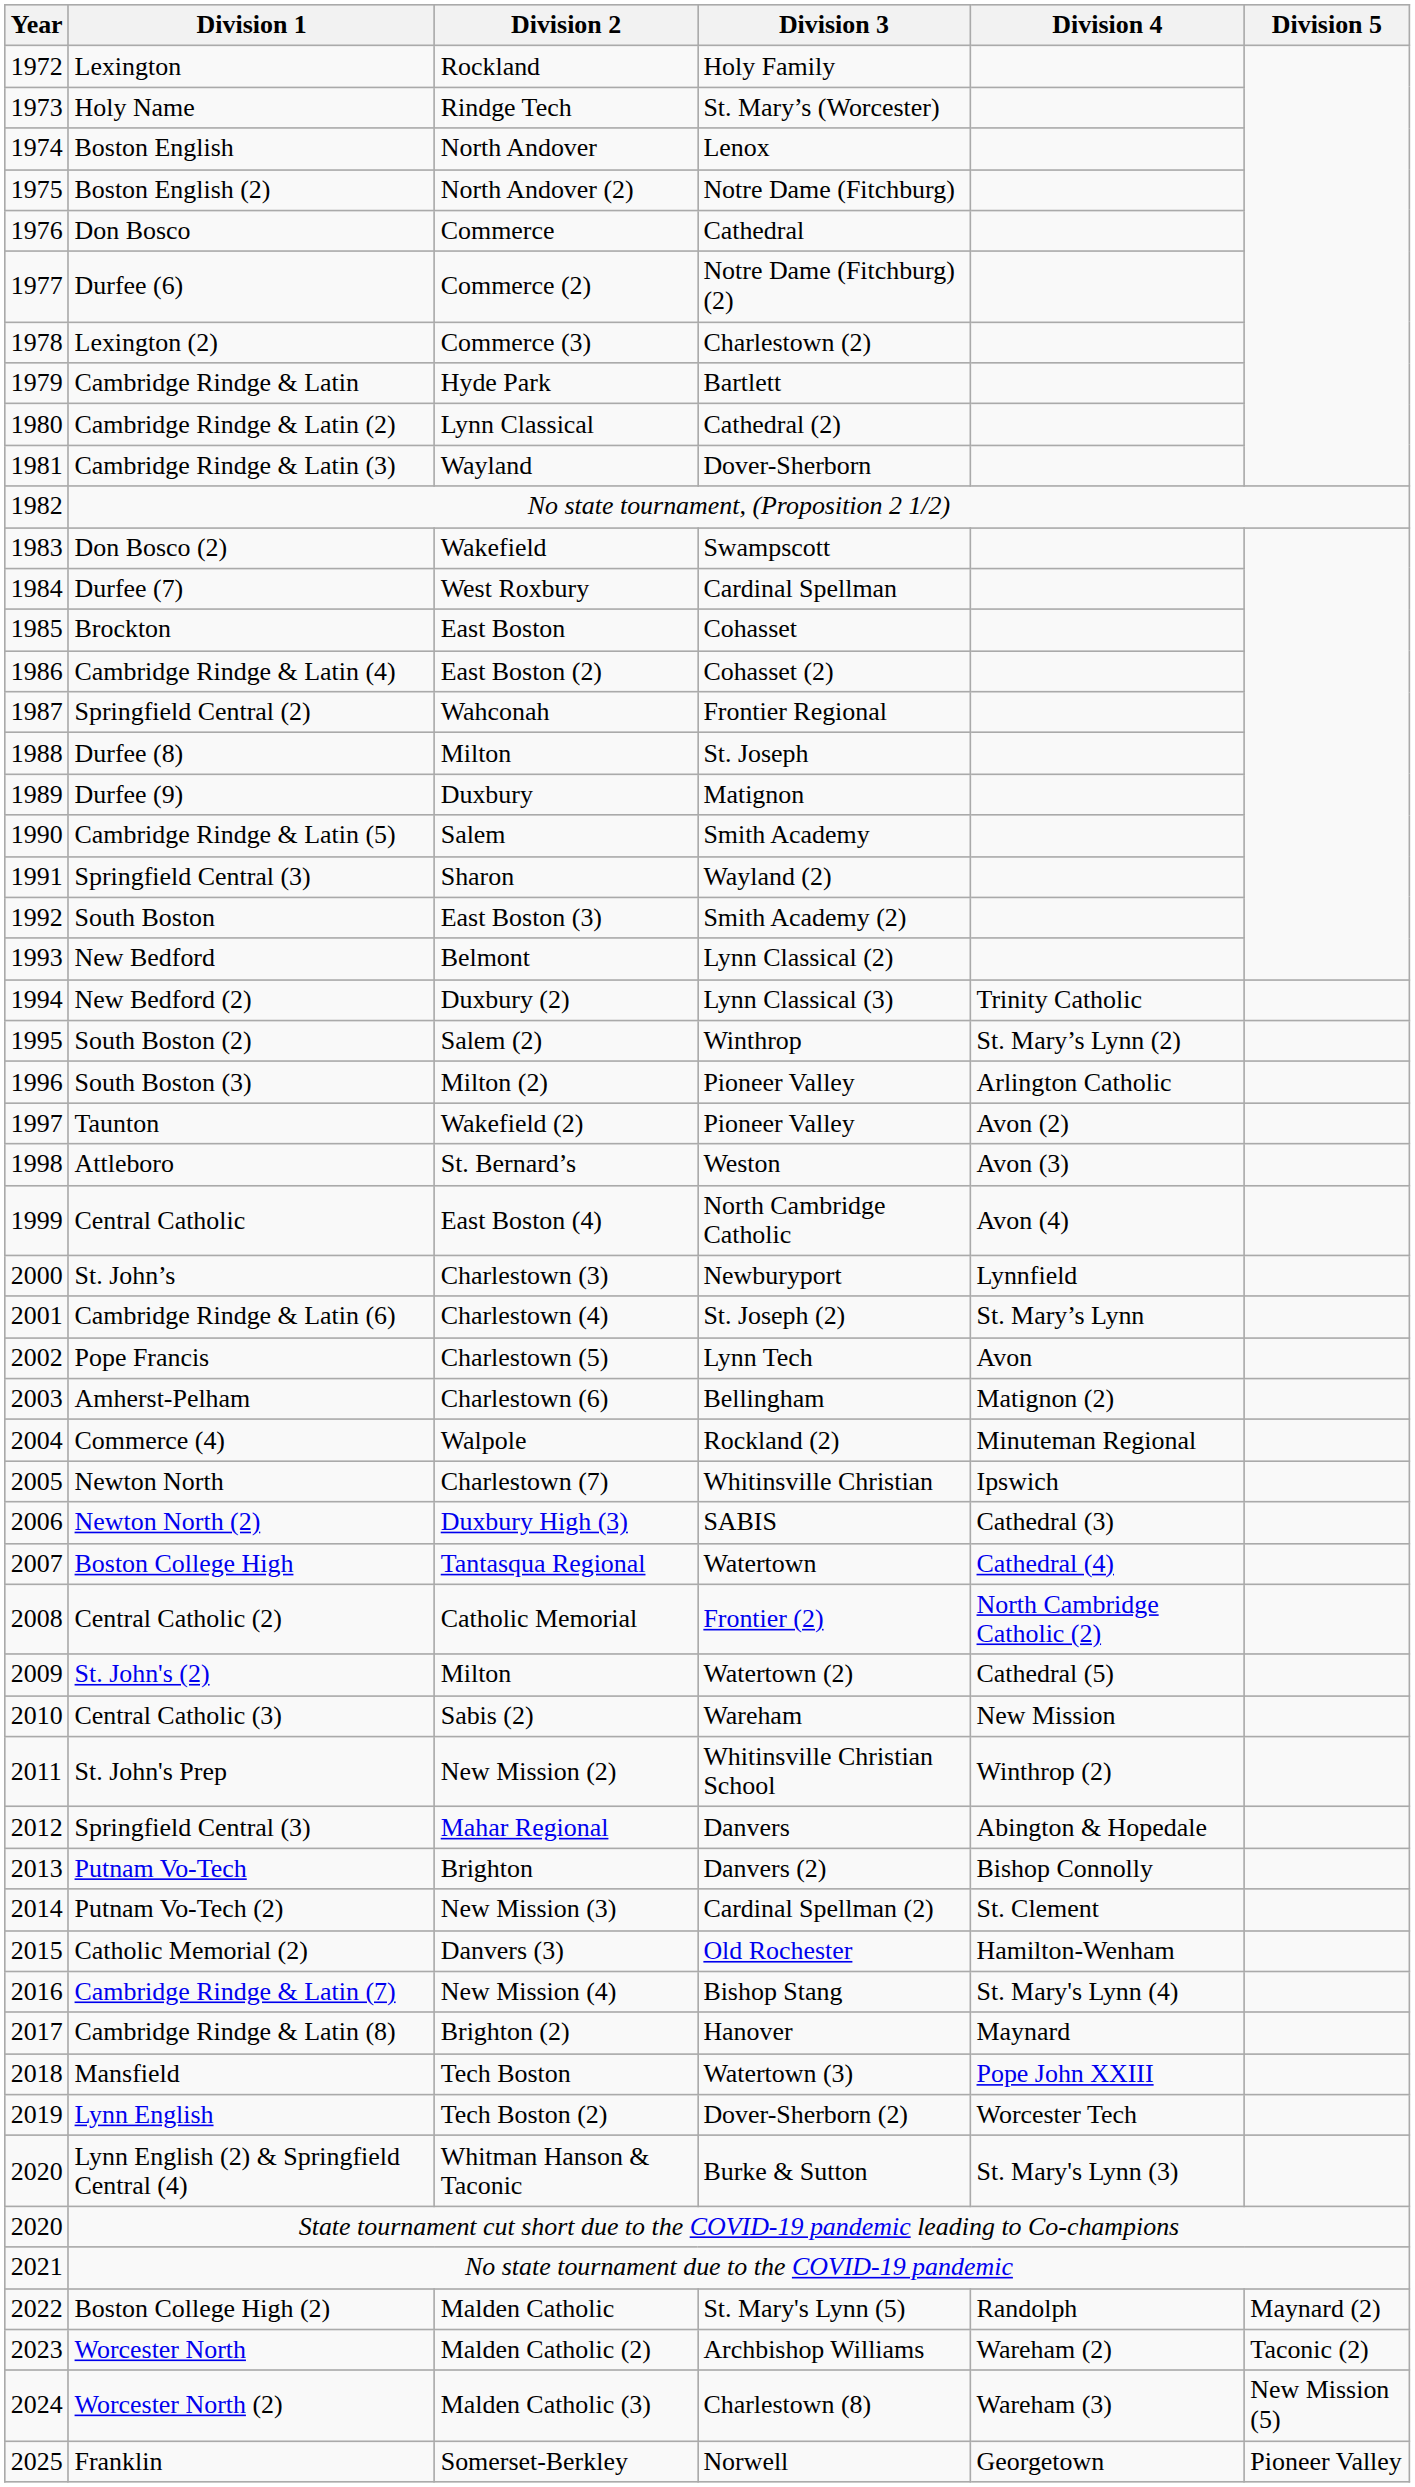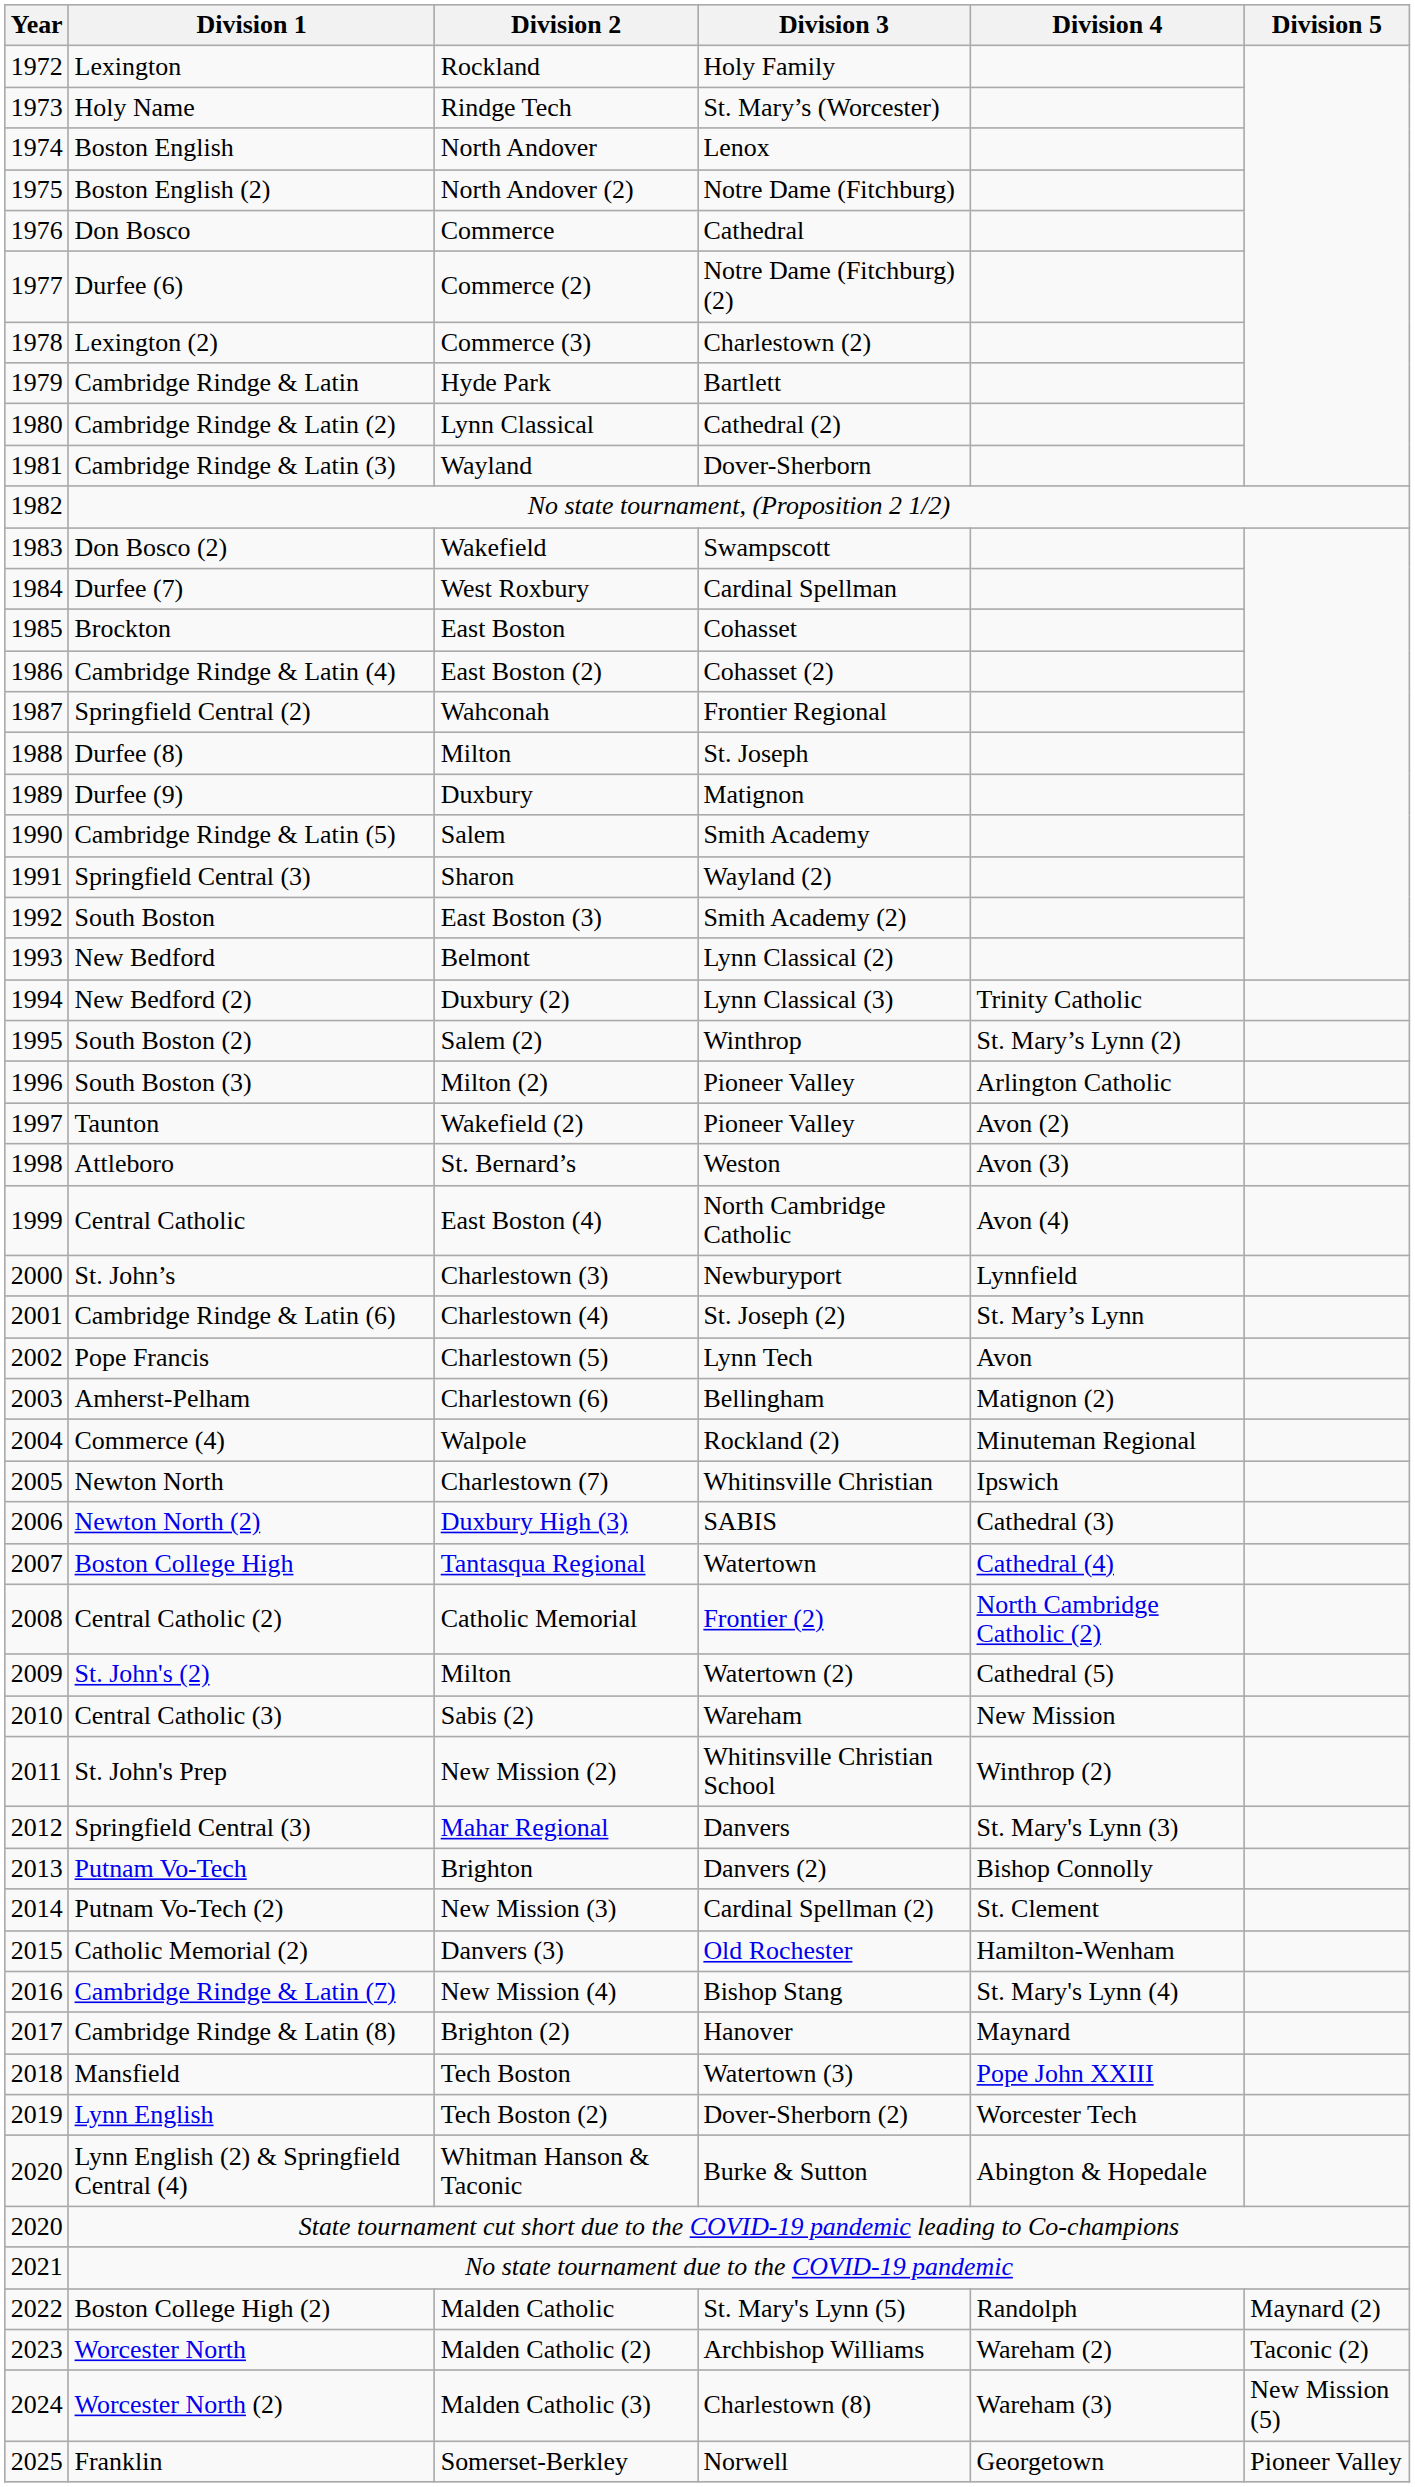(1092, 1827) Abington & Hopedale -> (1078, 1827) St. Mary's Lynn (3)
(1078, 2170) St. Mary's Lynn (3) -> (1092, 2170) Abington & Hopedale
